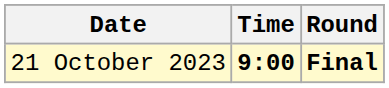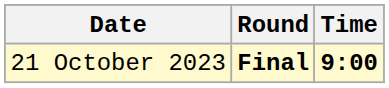columns swapped: (266, 24) <-> (342, 24)
